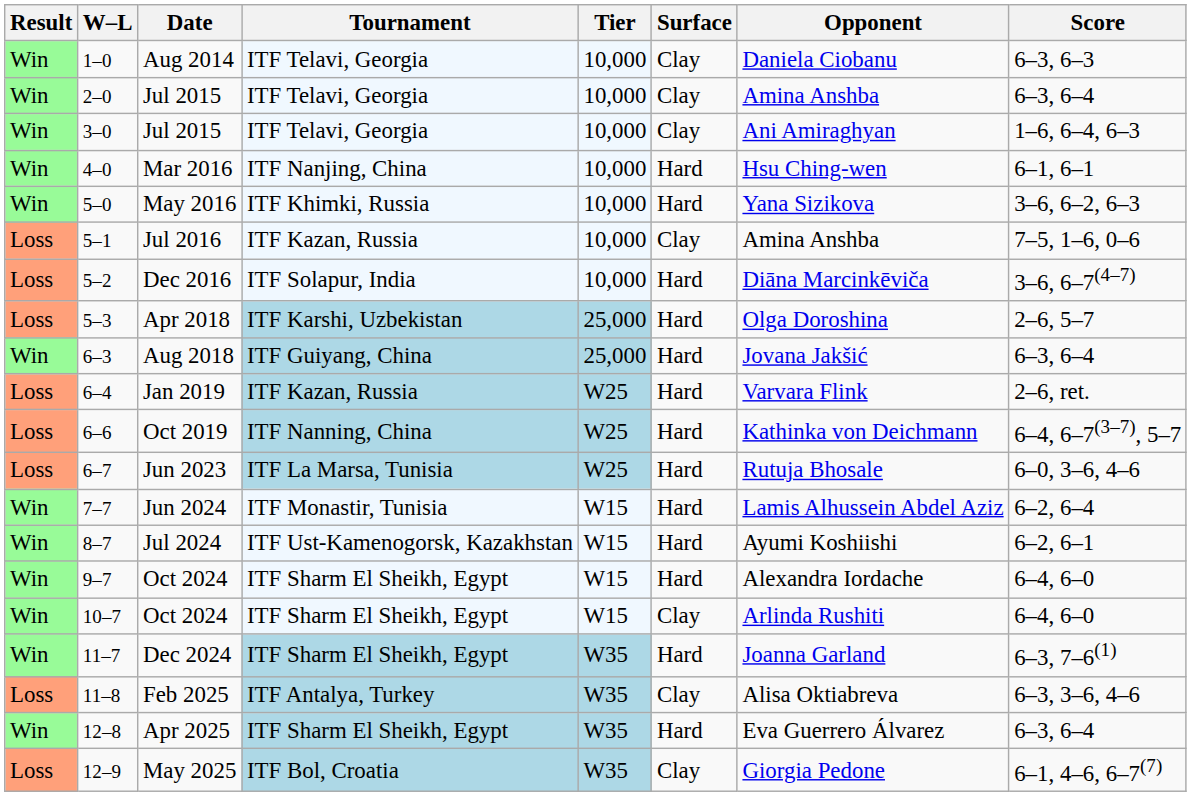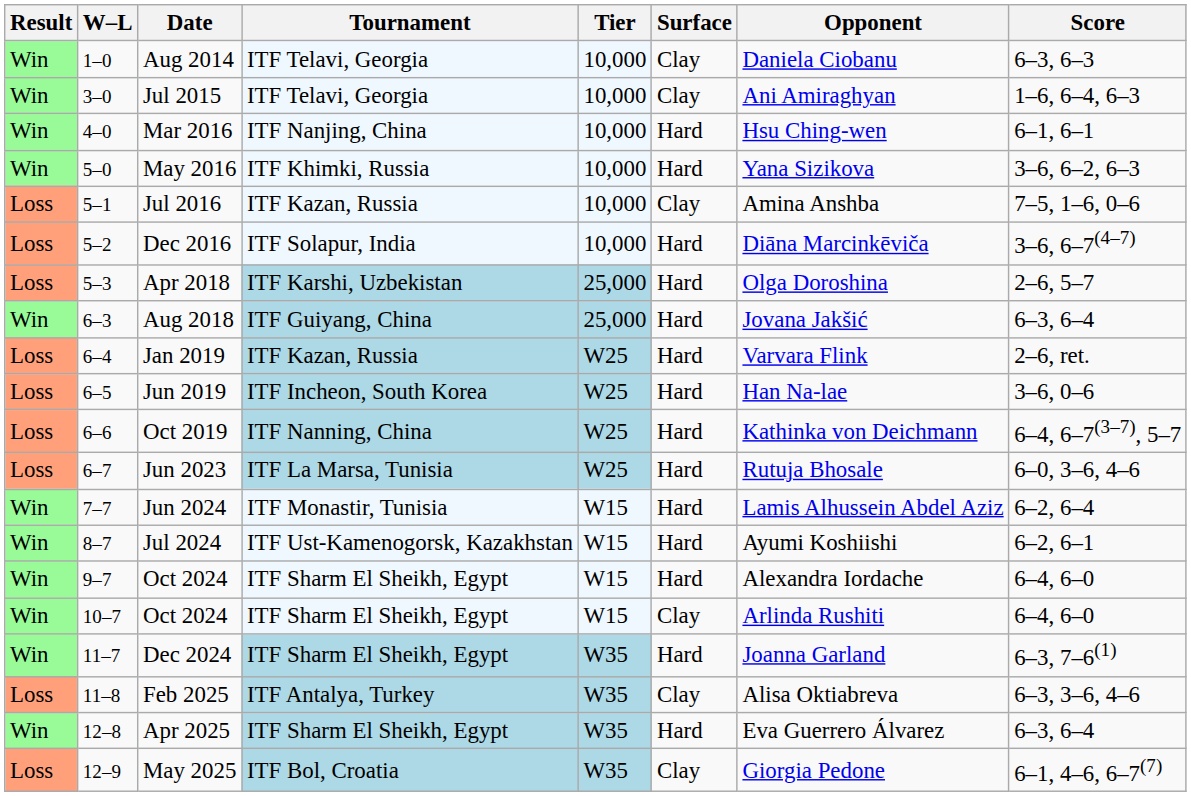- row: (97, 96)
+ row: (97, 393)
